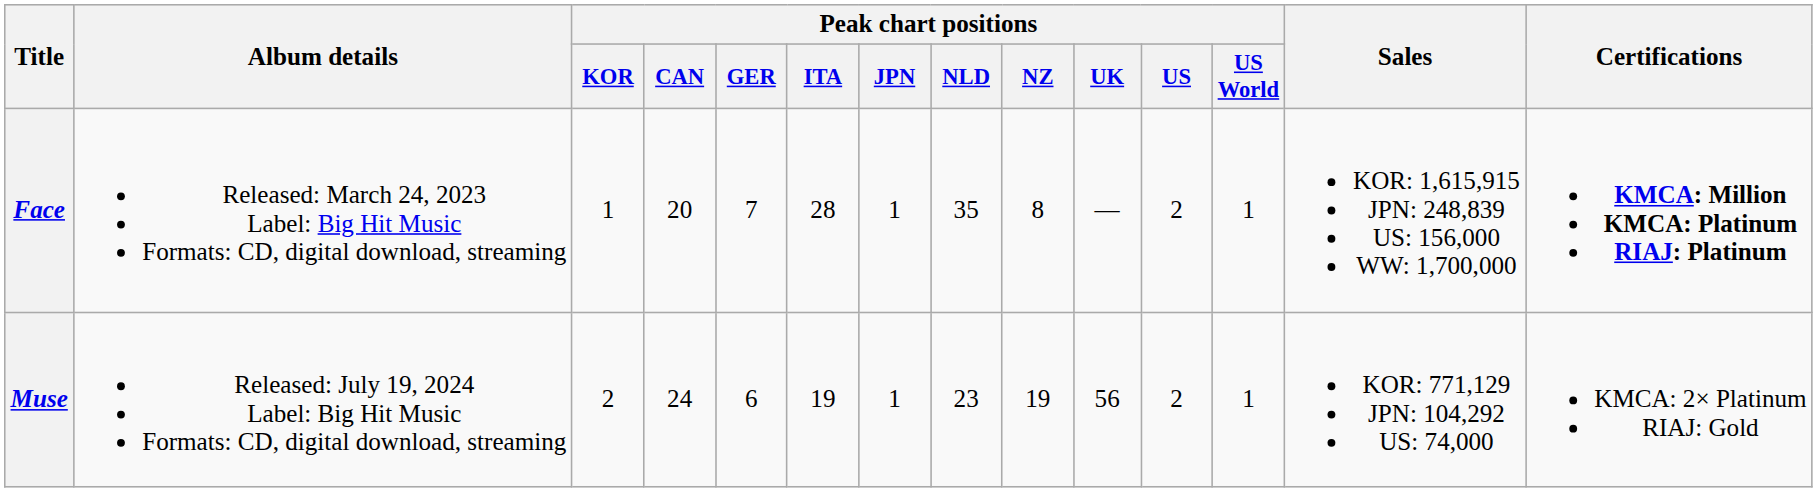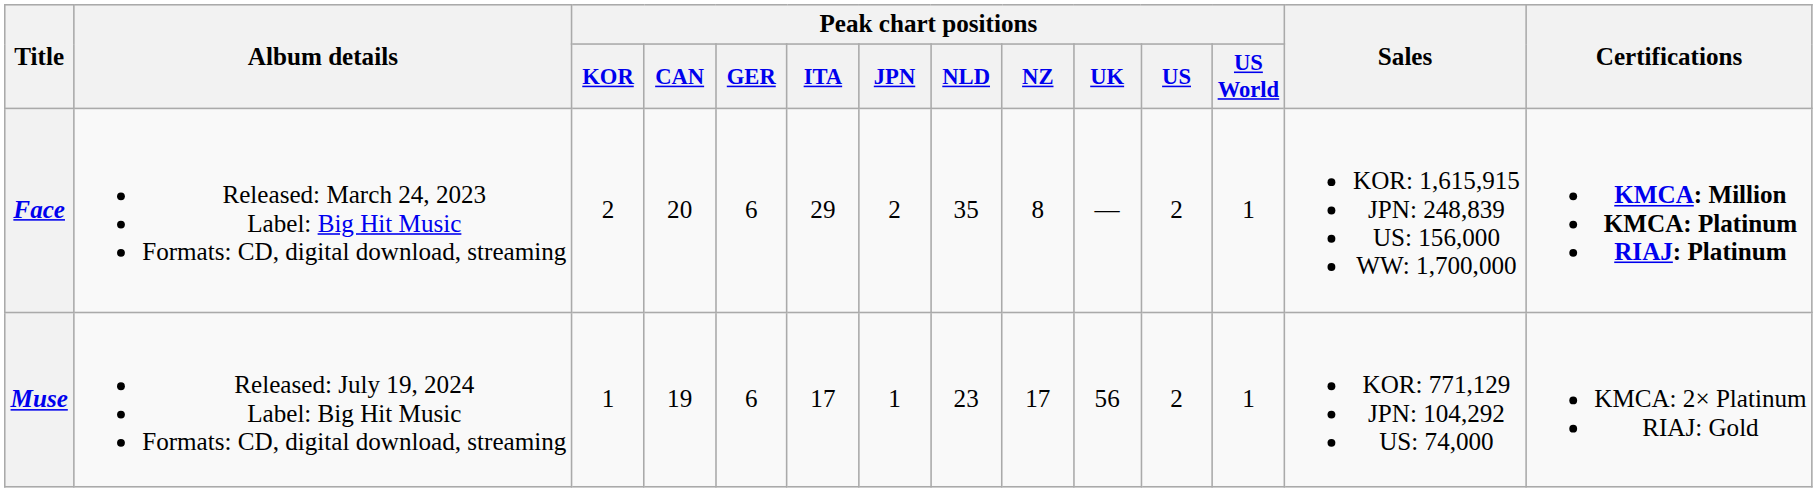(608, 209) 1 -> (608, 209) 2
(751, 209) 7 -> (751, 209) 6
(823, 209) 28 -> (823, 209) 29
(895, 209) 1 -> (895, 209) 2
(608, 398) 2 -> (608, 398) 1
(680, 398) 24 -> (680, 398) 19
(823, 398) 19 -> (823, 398) 17
(1038, 398) 19 -> (1038, 398) 17
